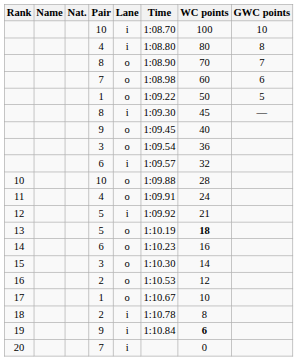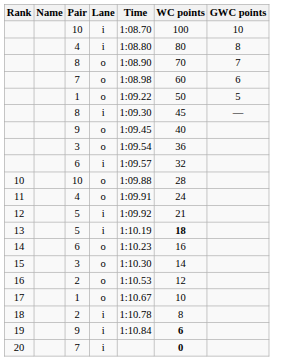- column: (77, 12)
(127, 230) o -> (103, 230) i
(205, 347) normal -> (181, 347) bold
